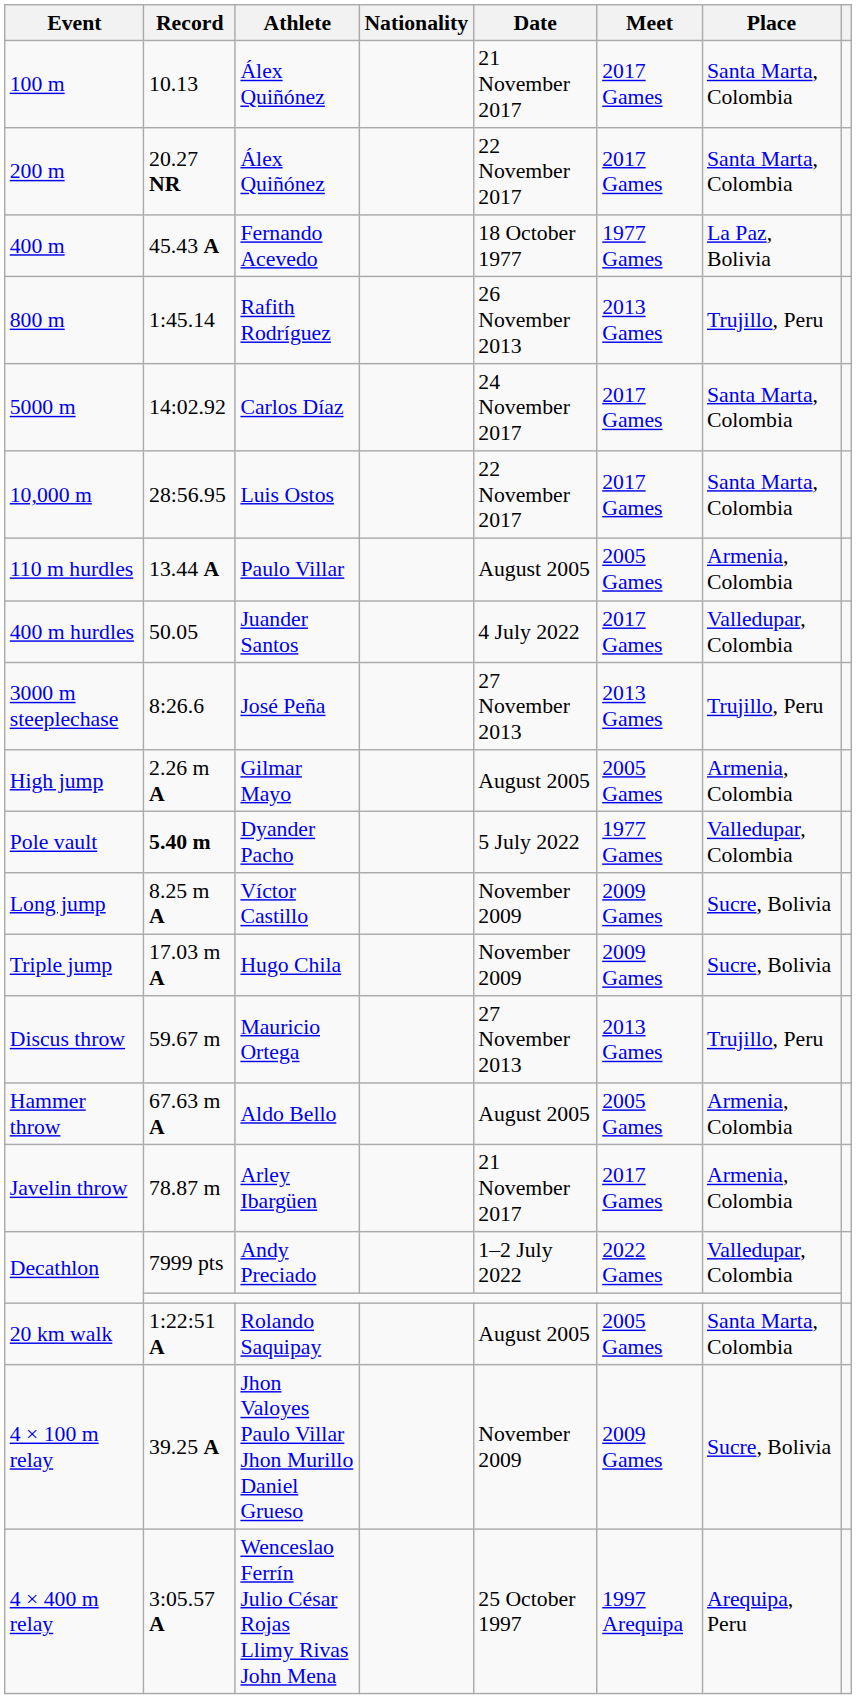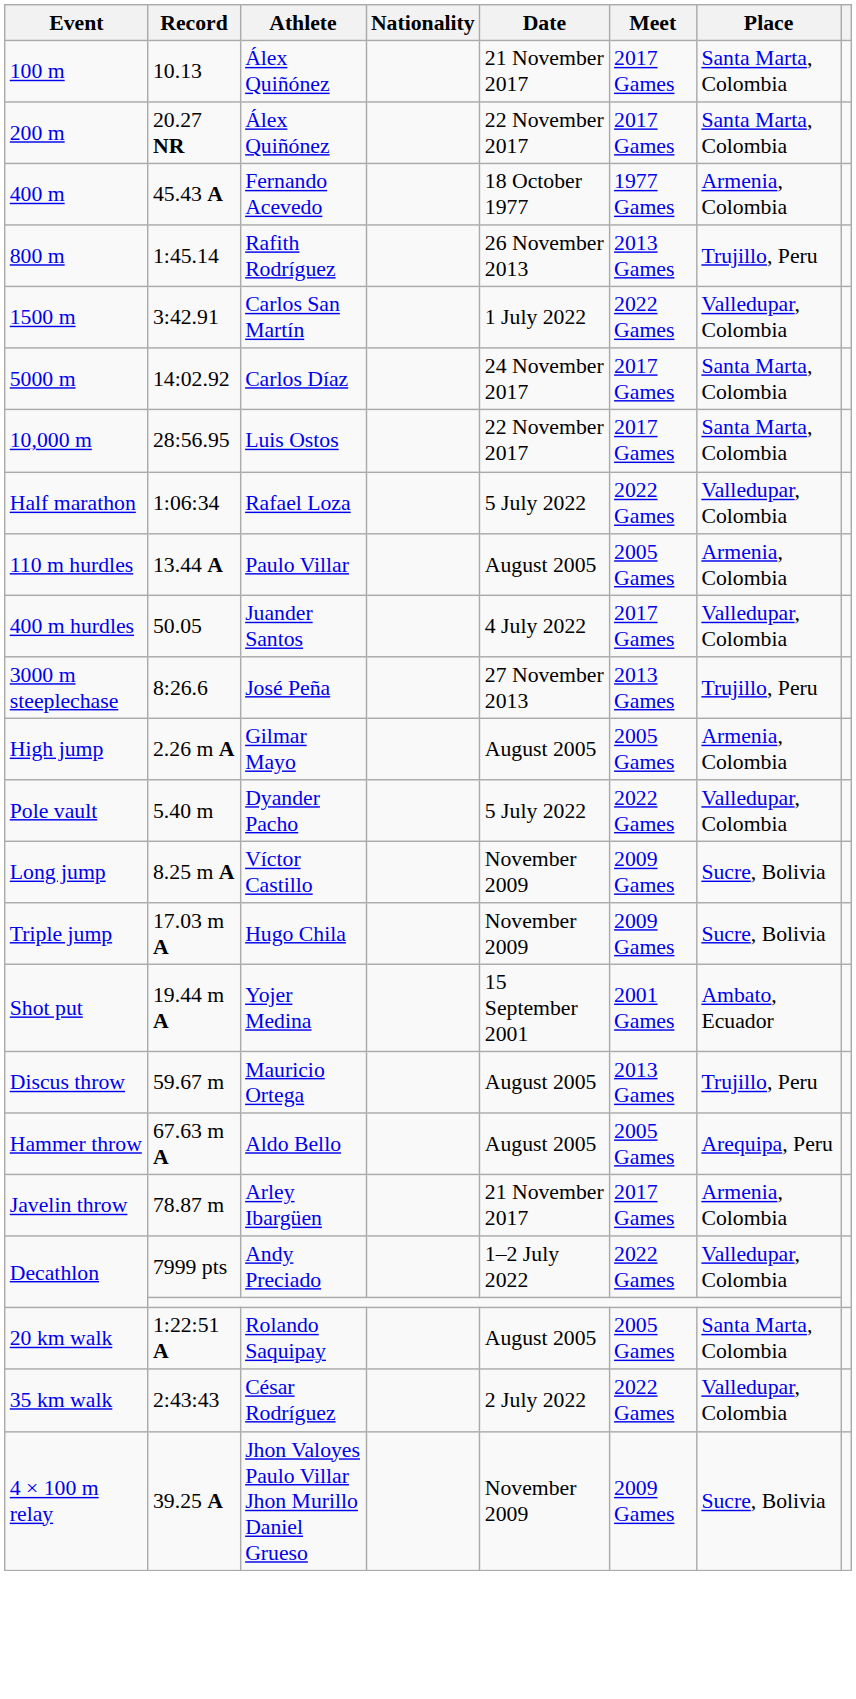(740, 245) La Paz, Bolivia -> (744, 194) Armenia, Colombia
+ row: (43, 317)
+ row: (73, 502)
(180, 841) bold -> (183, 810) normal
(632, 841) 1977 Games -> (644, 810) 2022 Games
+ row: (46, 1007)
(524, 1039) 27 November 2013 -> (541, 1082) August 2005
(750, 1113) Armenia, Colombia -> (767, 1143) Arequipa, Peru
+ row: (61, 1400)
- row: (54, 1611)
